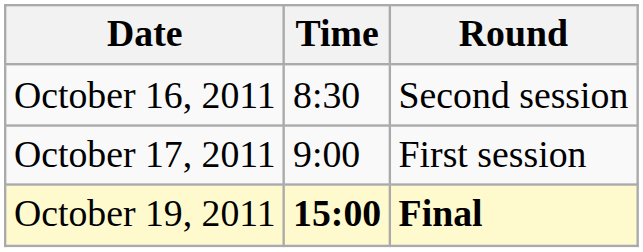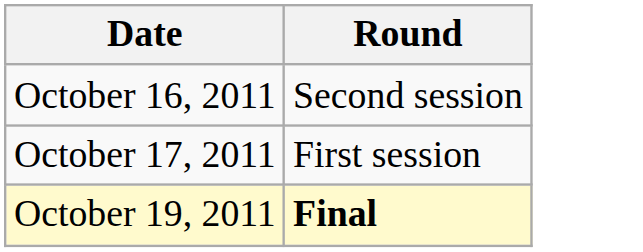- column: (337, 34)
